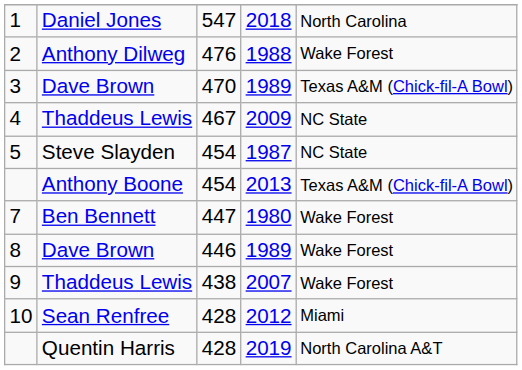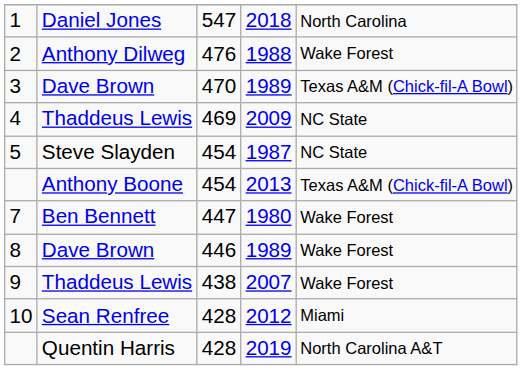(219, 119) 467 -> (219, 119) 469
